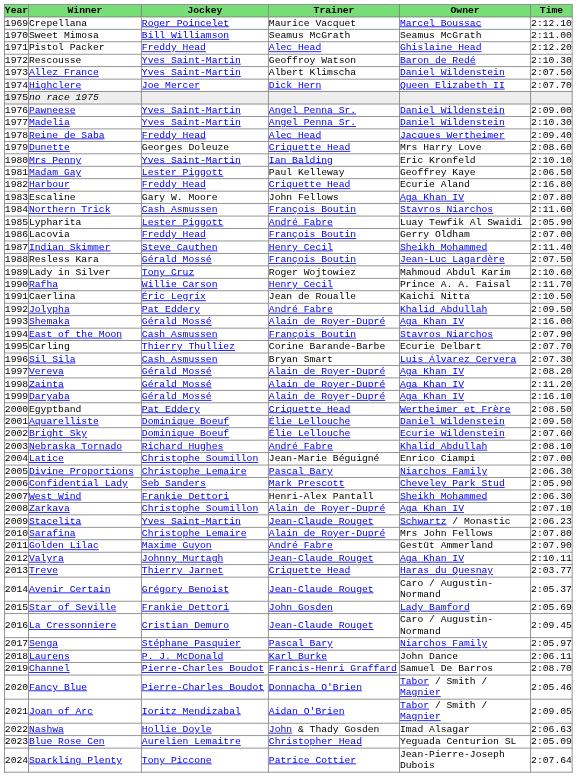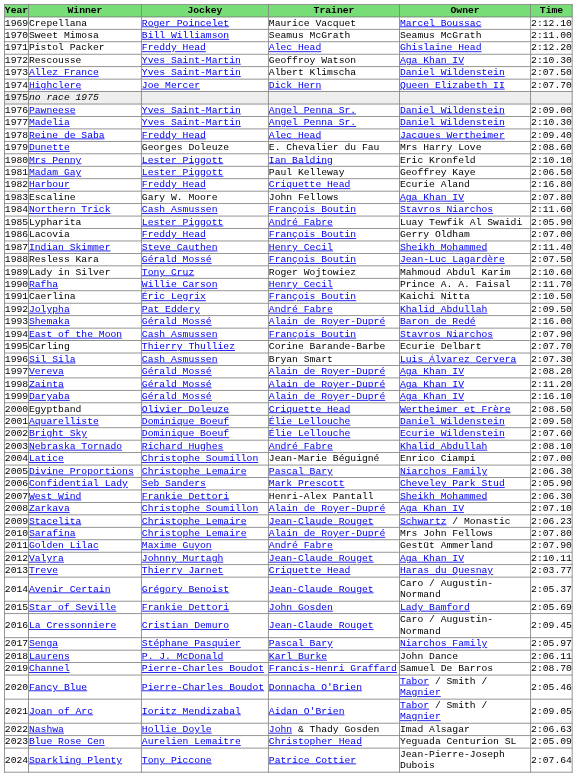(438, 60) Baron de Redé -> (432, 60) Aga Khan IV
(310, 148) Criquette Head -> (324, 148) E. Chevalier du Fau
(191, 160) Yves Saint-Martin -> (183, 160) Lester Piggott
(312, 297) Jean de Roualle -> (312, 297) François Boutin
(432, 322) Aga Khan IV -> (438, 322) Baron de Redé
(171, 409) Pat Eddery -> (185, 409) Olivier Doleuze
(191, 521) Yves Saint-Martin -> (194, 521) Christophe Lemaire
